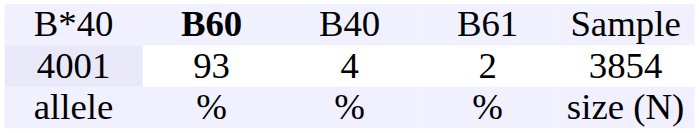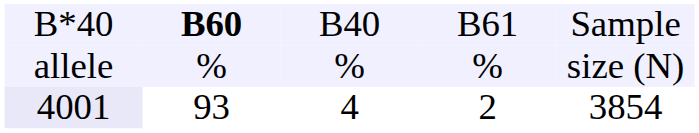rows swapped: (74, 106) <-> (74, 65)
